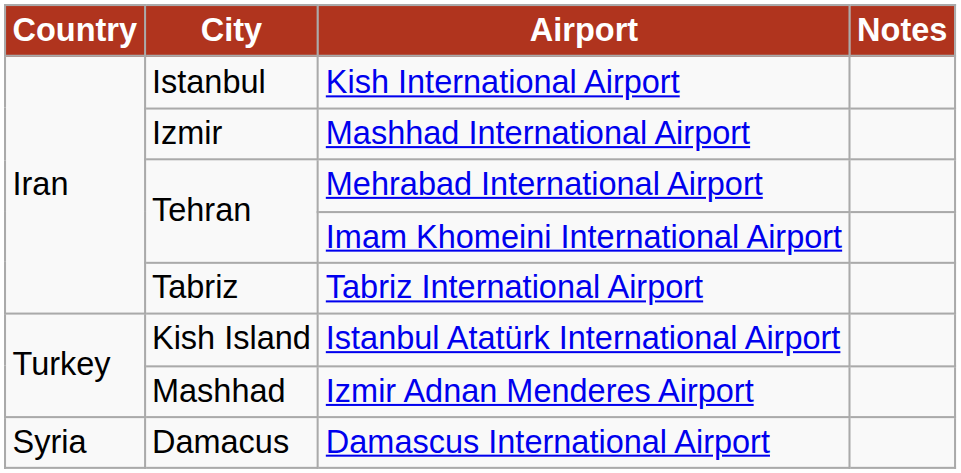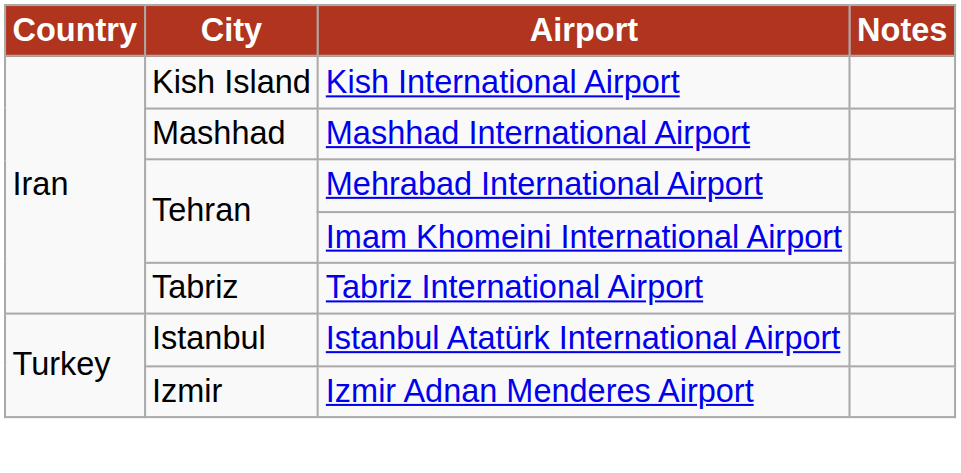(209, 81) Istanbul -> (231, 81) Kish Island
(187, 133) Izmir -> (219, 133) Mashhad
(231, 339) Kish Island -> (209, 339) Istanbul
(219, 390) Mashhad -> (187, 390) Izmir
- row: (548, 442)
